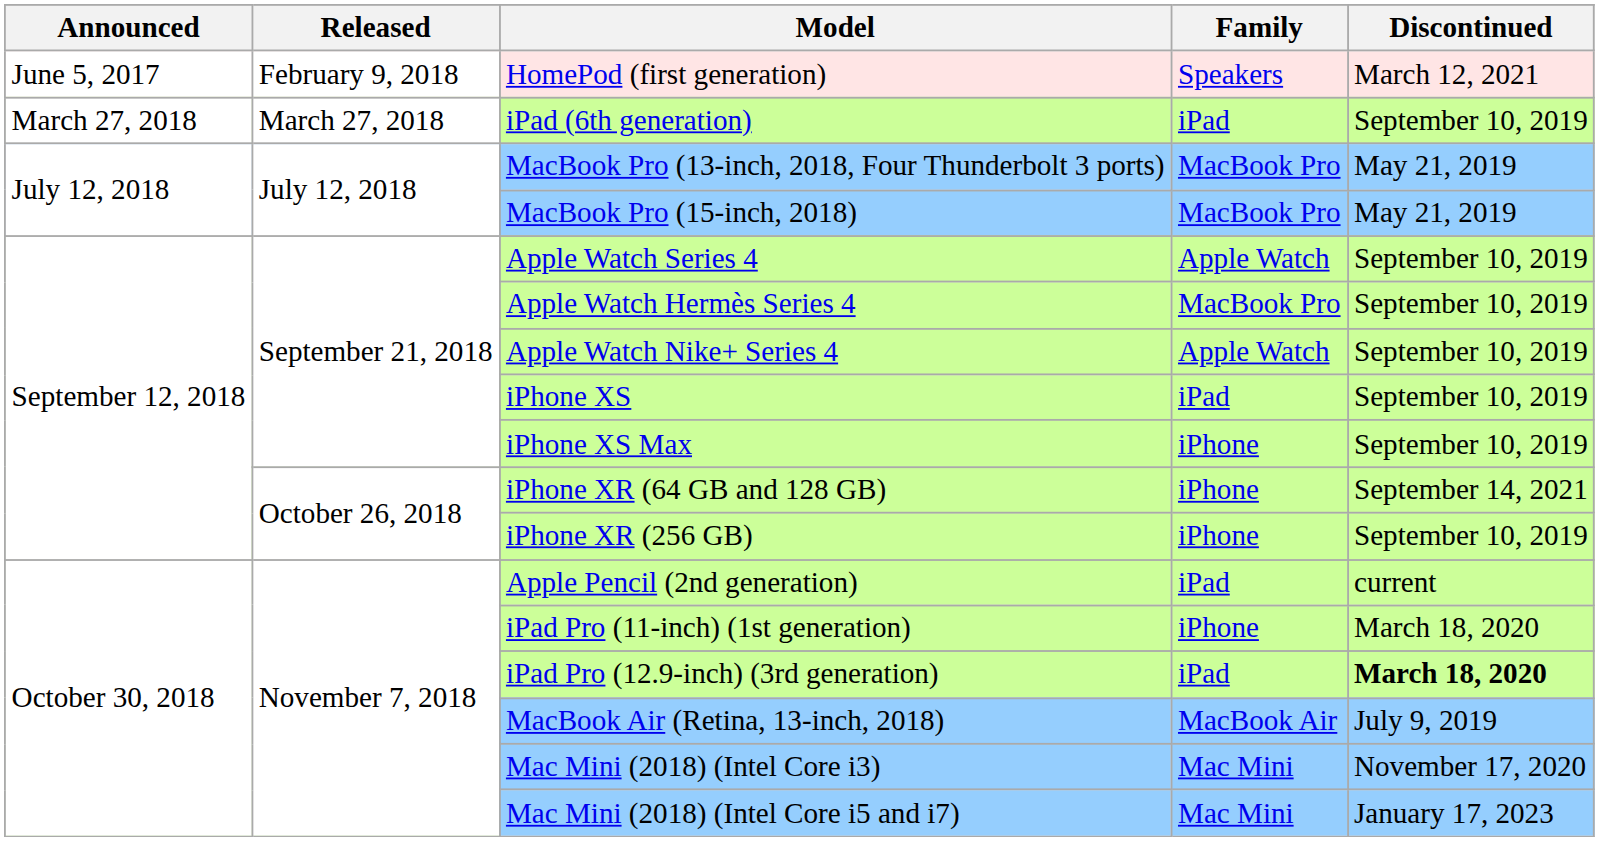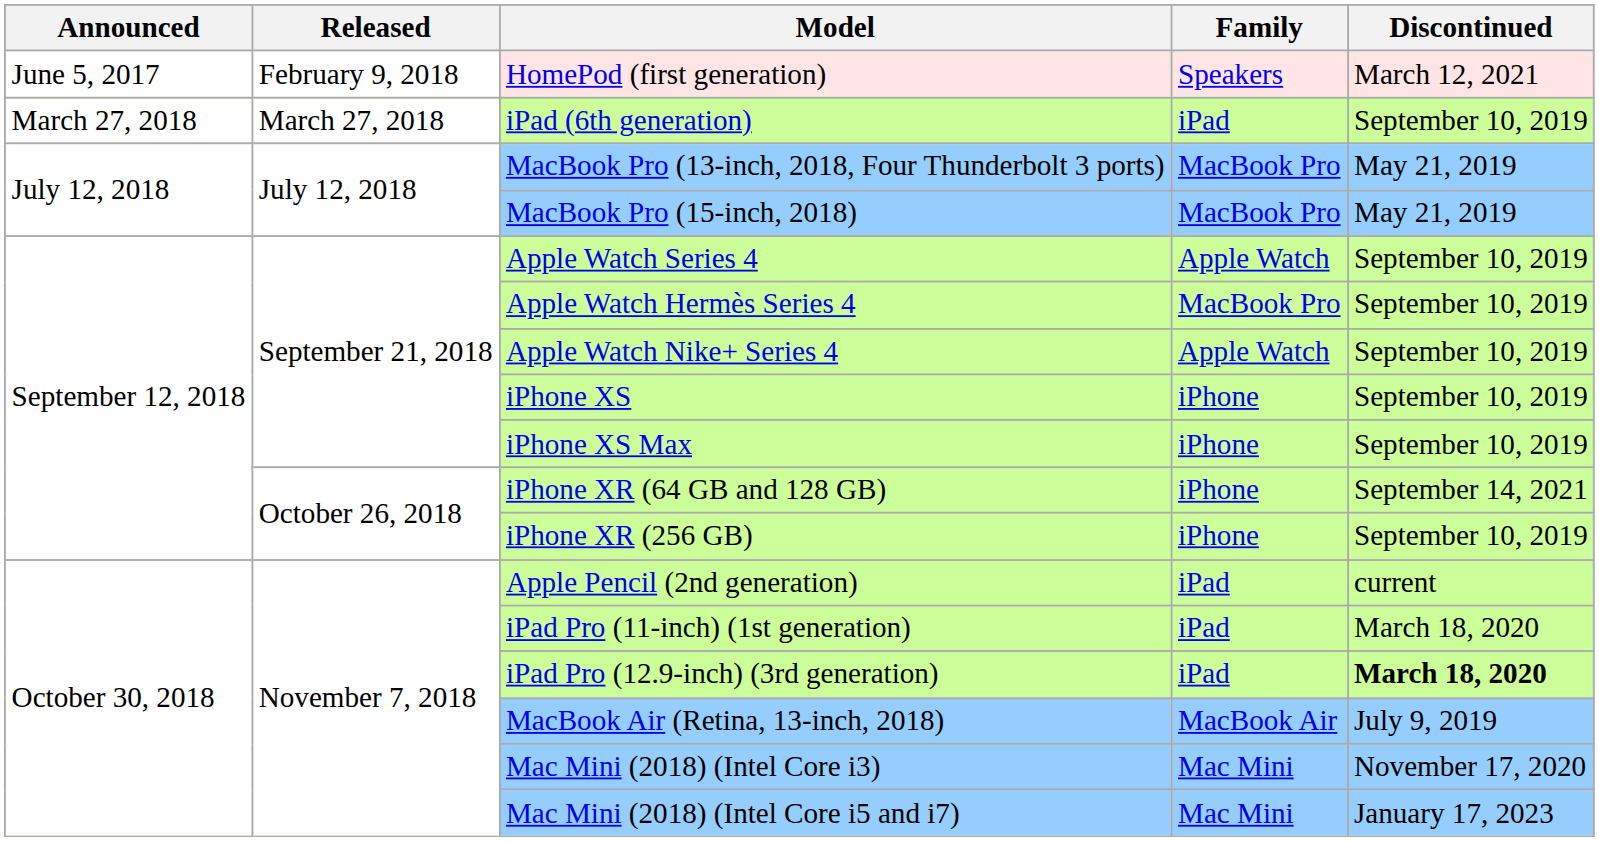(1204, 397) iPad -> (1218, 397) iPhone
(1218, 627) iPhone -> (1204, 627) iPad
